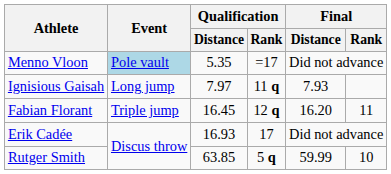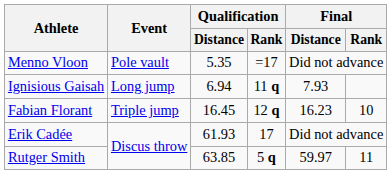(140, 62) lightblue background -> (140, 62) no background
(219, 86) 7.97 -> (219, 86) 6.94
(316, 110) 16.20 -> (316, 110) 16.23
(366, 110) 11 -> (366, 110) 10
(219, 134) 16.93 -> (219, 134) 61.93
(316, 157) 59.99 -> (316, 157) 59.97
(366, 157) 10 -> (366, 157) 11
